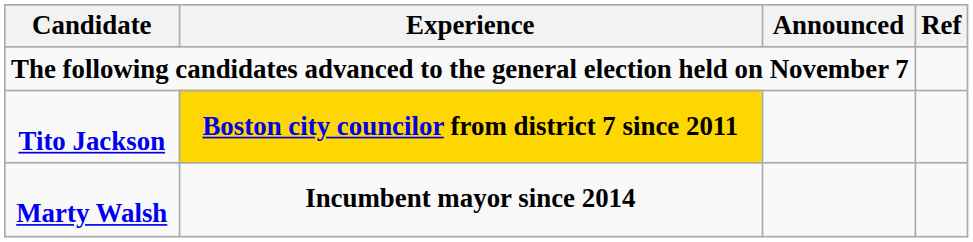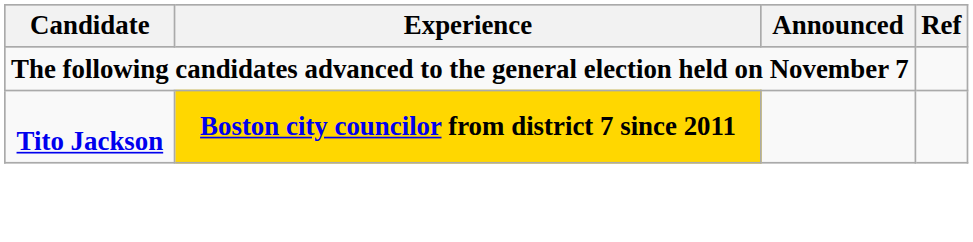- row: (92, 214)
